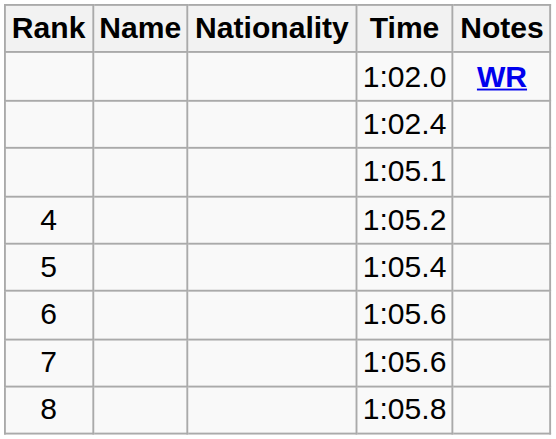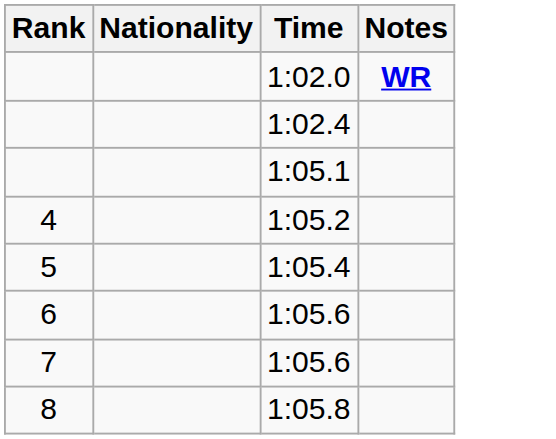- column: (140, 28)
